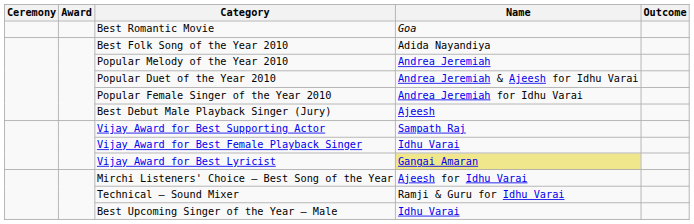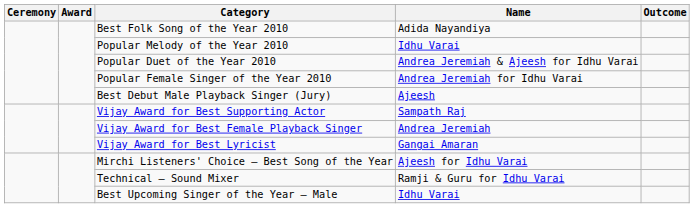- row: (156, 30)
(444, 63) Andrea Jeremiah -> (429, 46) Idhu Varai
(429, 145) Idhu Varai -> (444, 129) Andrea Jeremiah
(438, 162) khaki background -> (438, 145) no background
